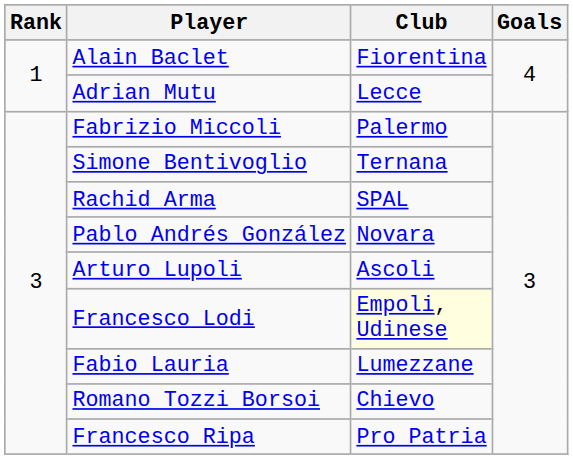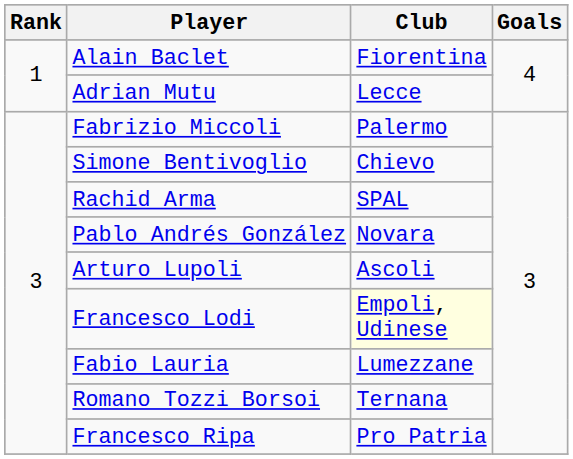(402, 164) Ternana -> (395, 164) Chievo
(395, 401) Chievo -> (402, 401) Ternana
